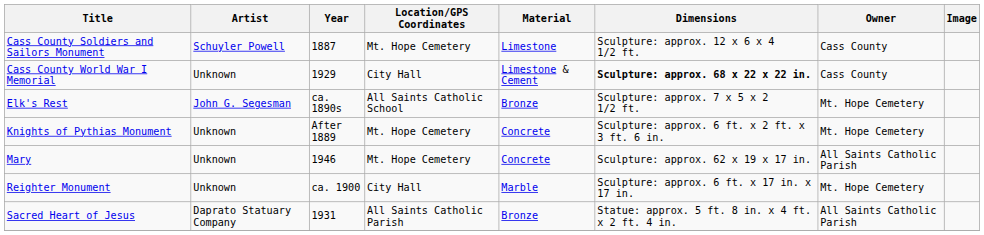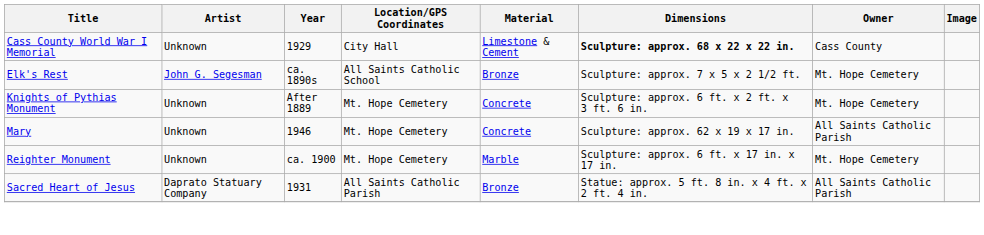- row: (80, 47)
(394, 188) City Hall -> (396, 160) Mt. Hope Cemetery
